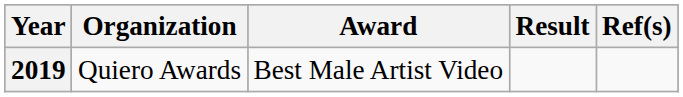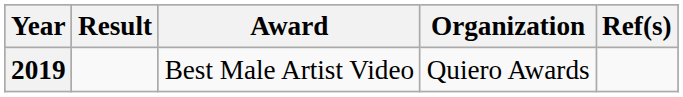columns swapped: (160, 26) <-> (553, 26)
